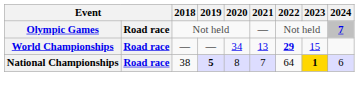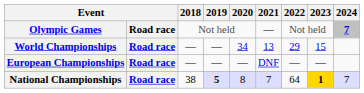(289, 46) bold -> (295, 46) normal
+ row: (66, 63)
(341, 63) 6 -> (347, 79) 7
